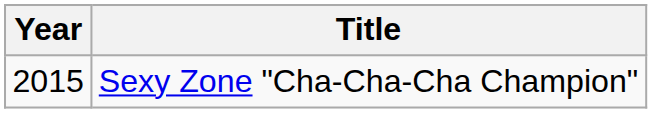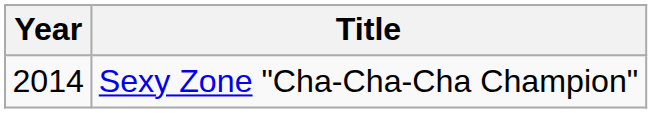(48, 81) 2015 -> (48, 81) 2014
